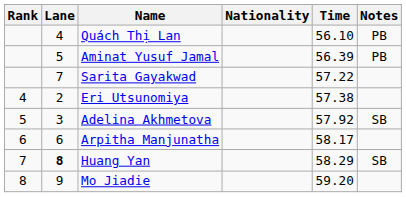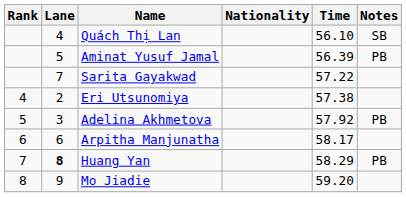(379, 36) PB -> (379, 36) SB
(379, 119) SB -> (379, 119) PB
(379, 160) SB -> (379, 160) PB
